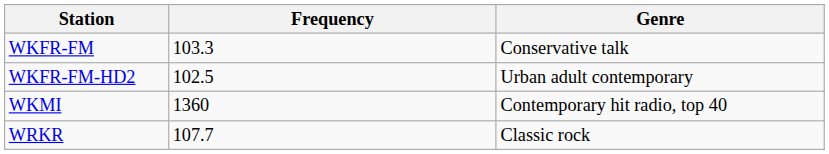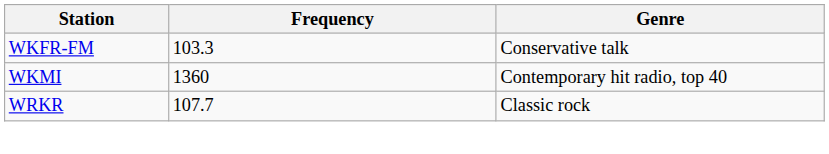- row: (72, 76)
